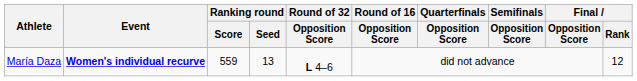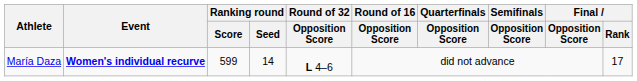(228, 62) 559 -> (228, 62) 599
(268, 62) 13 -> (268, 62) 14
(617, 62) 12 -> (617, 62) 17
